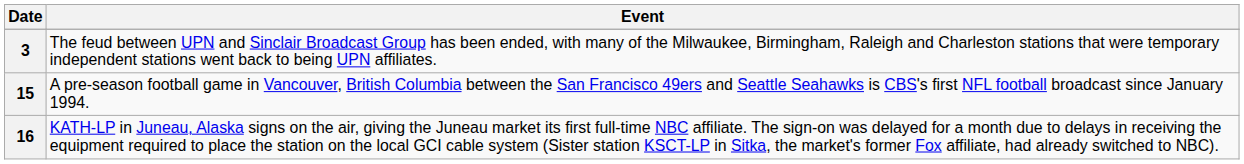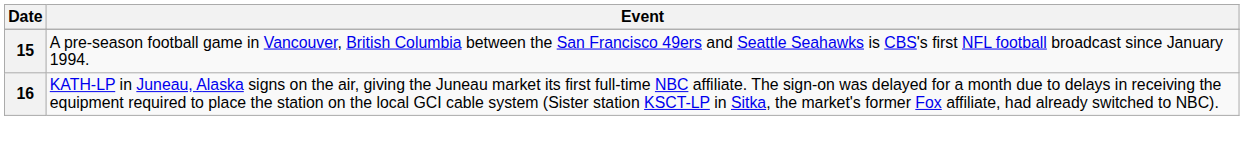- row: (25, 51)
